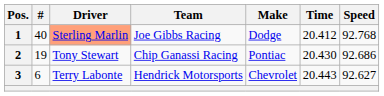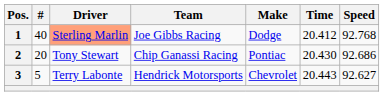(41, 55) 19 -> (41, 55) 20
(38, 75) 6 -> (38, 75) 5
